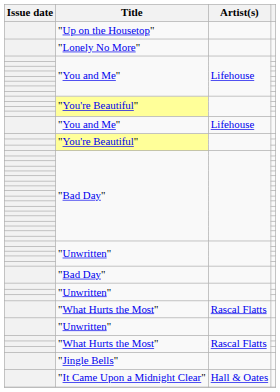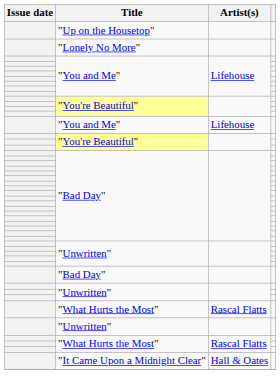- row: (88, 361)
